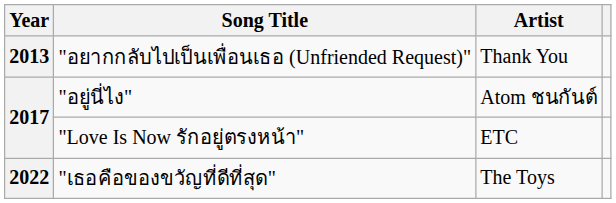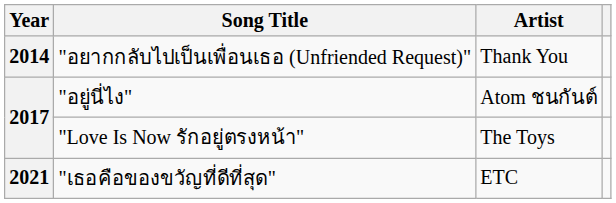(29, 56) 2013 -> (29, 56) 2014
(499, 137) ETC -> (517, 137) The Toys
(29, 177) 2022 -> (29, 177) 2021
(517, 177) The Toys -> (499, 177) ETC
